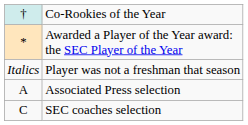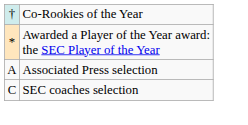- row: (143, 69)
